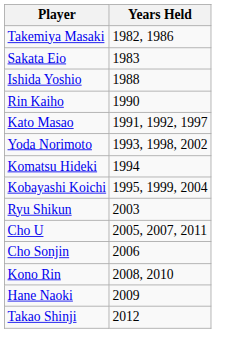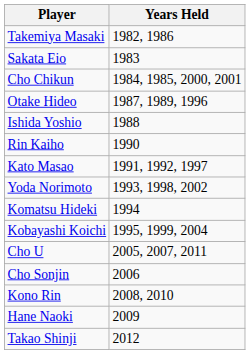+ row: (41, 79)
+ row: (42, 101)
- row: (40, 209)
